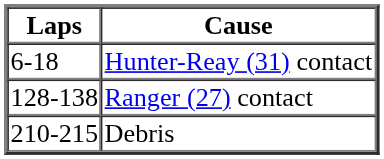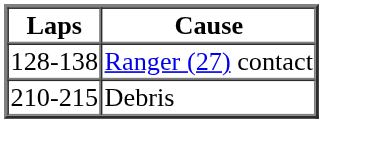- row: (238, 61)
